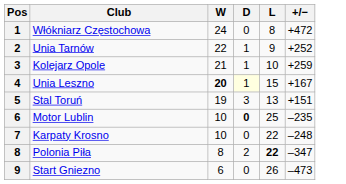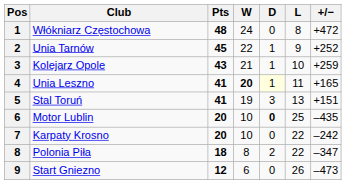+ column: (221, 13)
(272, 83) 15 -> (298, 83) 11
(300, 83) +167 -> (326, 83) +165
(300, 118) –235 -> (326, 118) –435
(300, 135) –248 -> (326, 135) –242
(272, 153) bold -> (298, 153) normal
